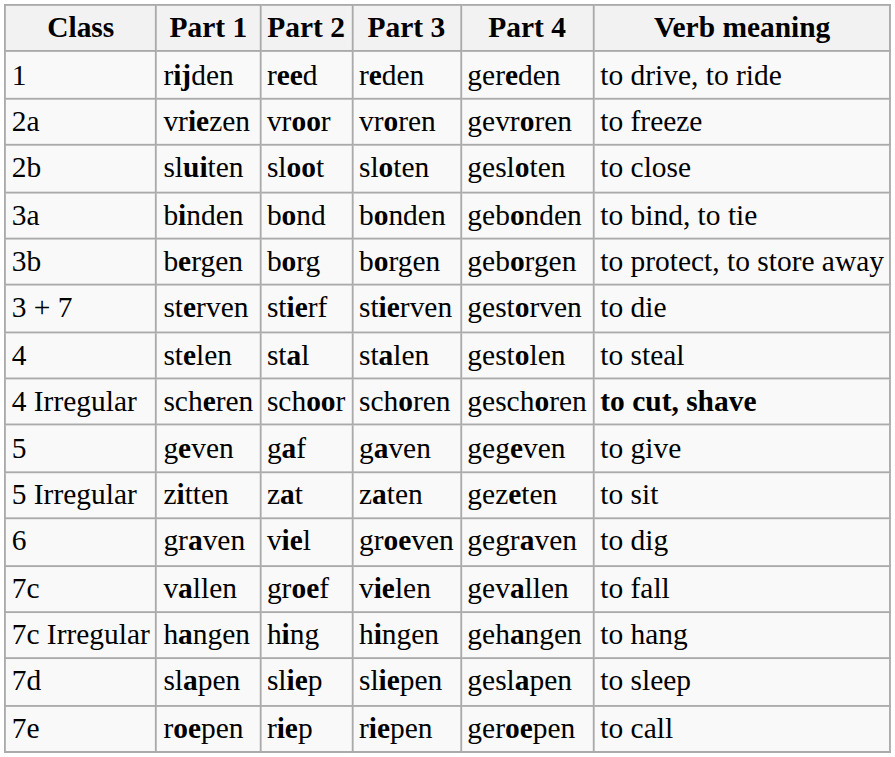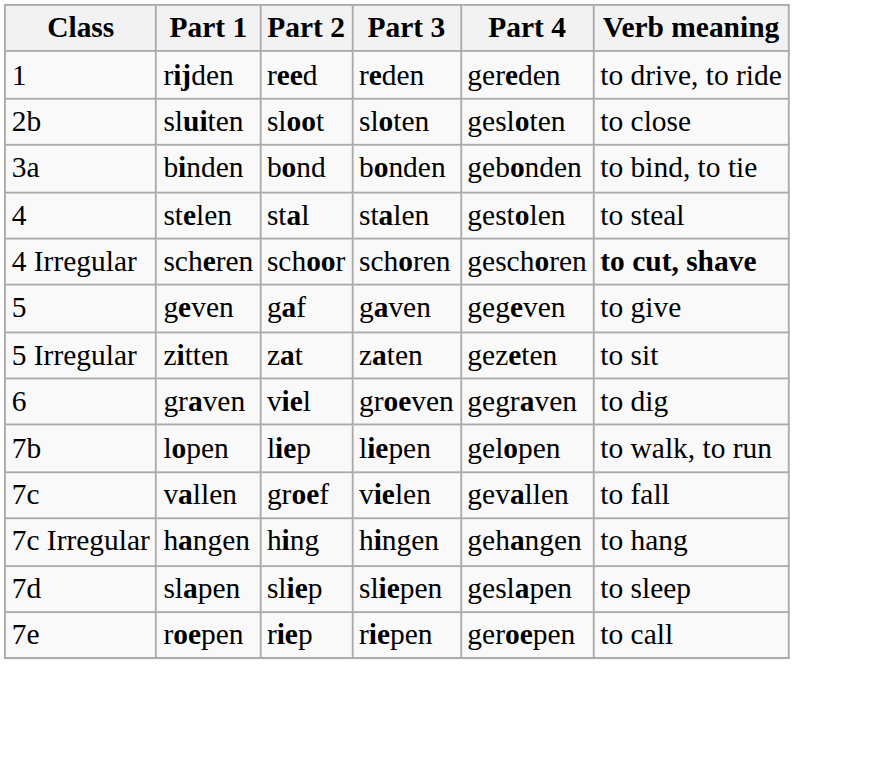- row: (207, 121)
- row: (203, 261)
- row: (206, 307)
+ row: (196, 448)
